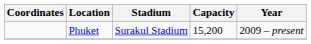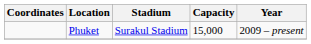(208, 30) 15,200 -> (208, 30) 15,000
